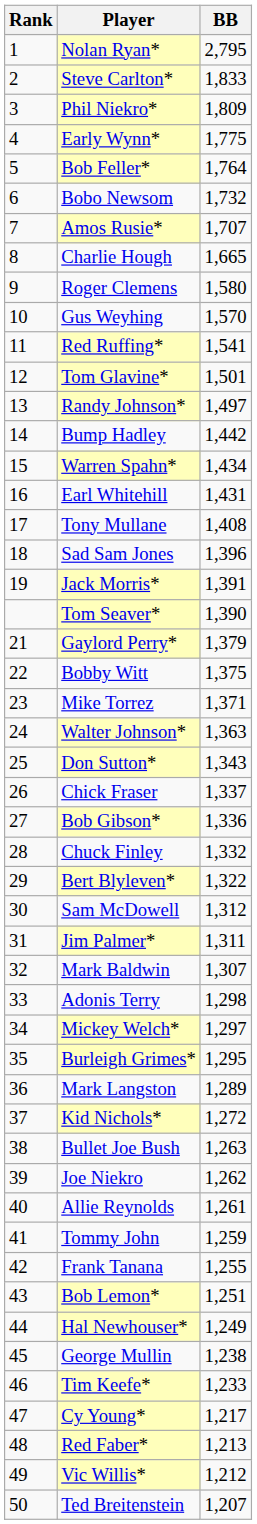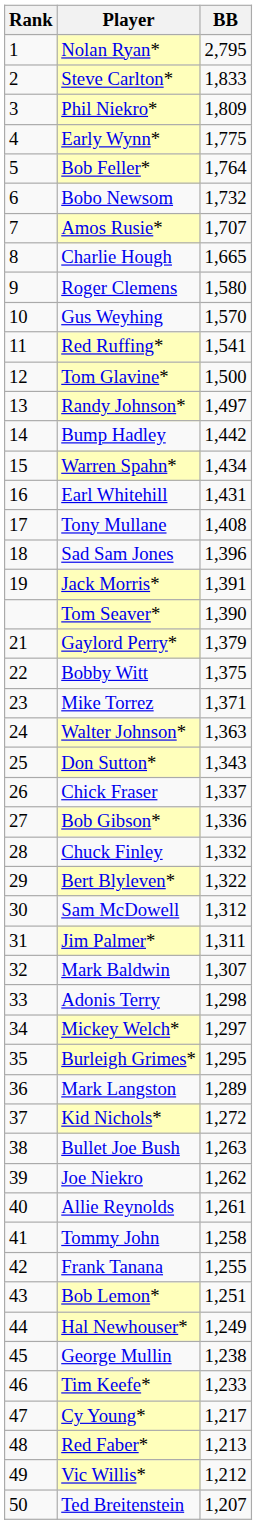(226, 376) 1,501 -> (226, 376) 1,500
(226, 1237) 1,259 -> (226, 1237) 1,258
